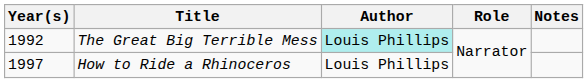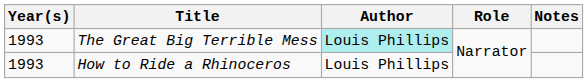(26, 41) 1992 -> (26, 41) 1993
(26, 65) 1997 -> (26, 65) 1993
